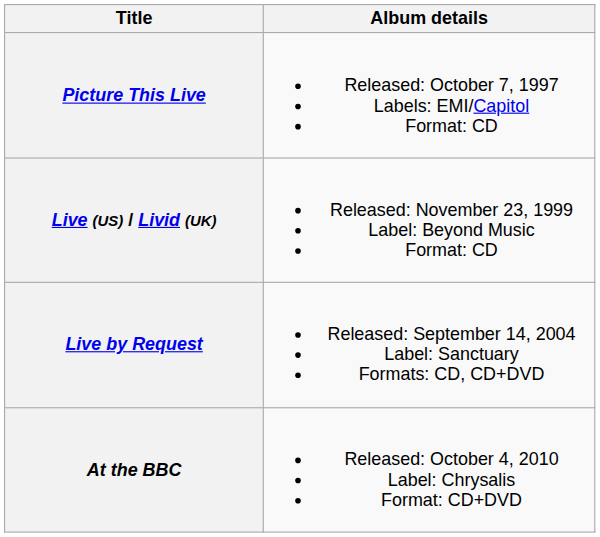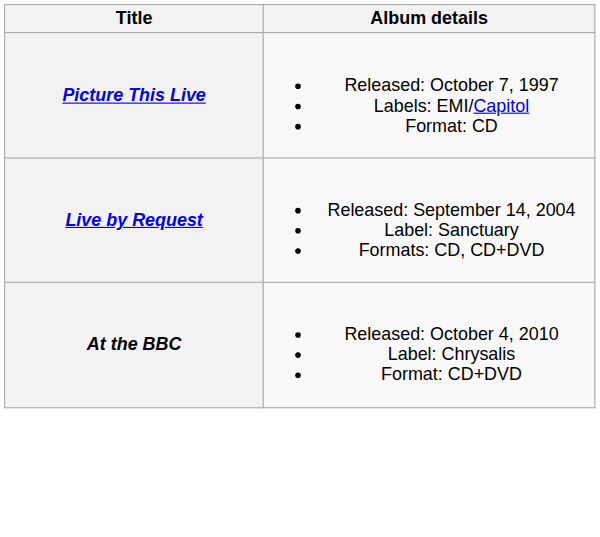- row: (134, 220)
